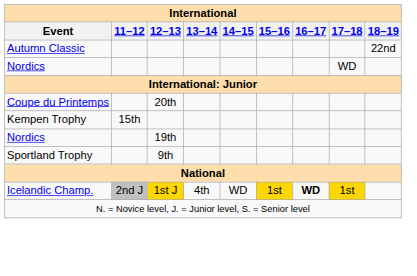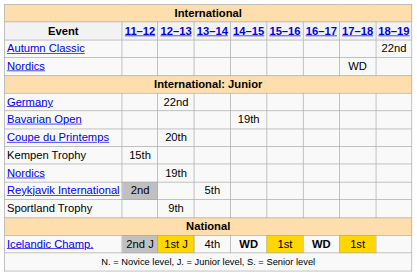+ row: (30, 102)
+ row: (44, 119)
+ row: (63, 191)
(238, 191) normal -> (249, 244) bold
